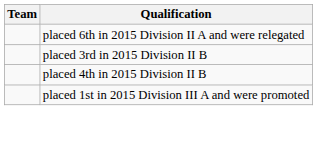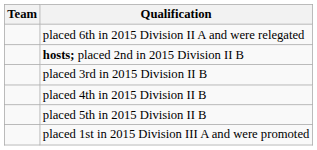+ row: (143, 54)
+ row: (125, 114)
